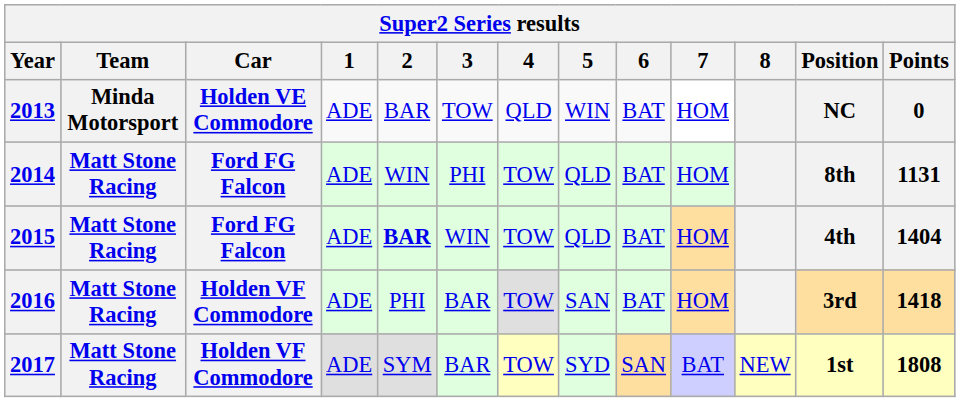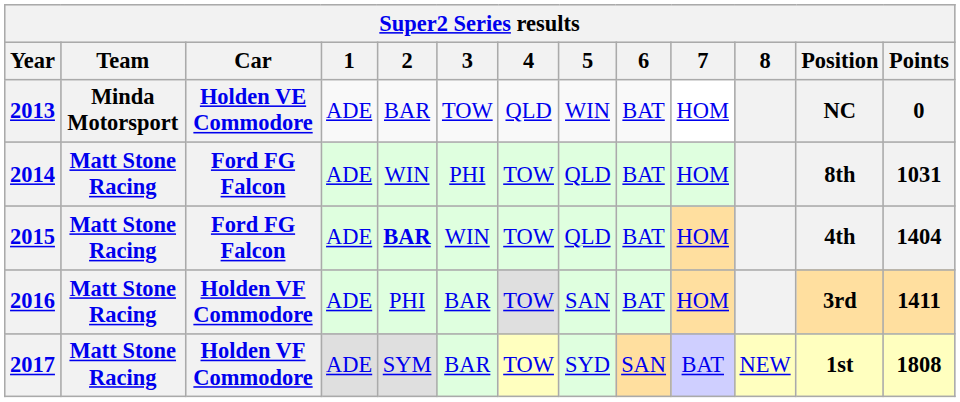(919, 174) 1131 -> (919, 174) 1031
(919, 301) 1418 -> (919, 301) 1411
